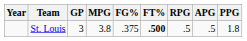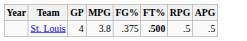- column: (230, 12)
(81, 28) 3 -> (81, 28) 4
